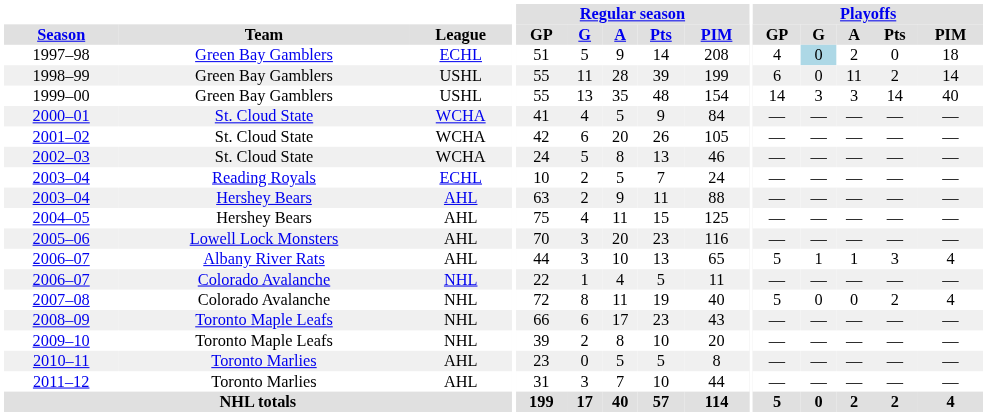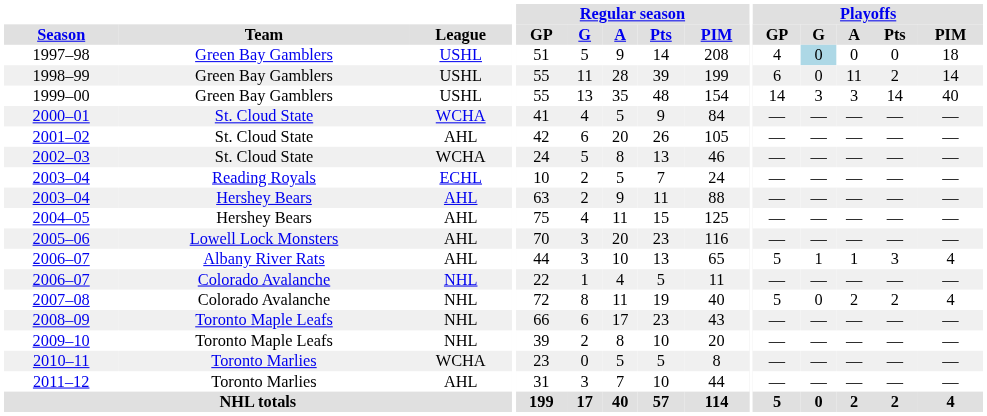(461, 54) ECHL -> (461, 54) USHL
(854, 54) 2 -> (854, 54) 0
(461, 136) WCHA -> (461, 136) AHL
(854, 299) 0 -> (854, 299) 2
(461, 360) AHL -> (461, 360) WCHA
